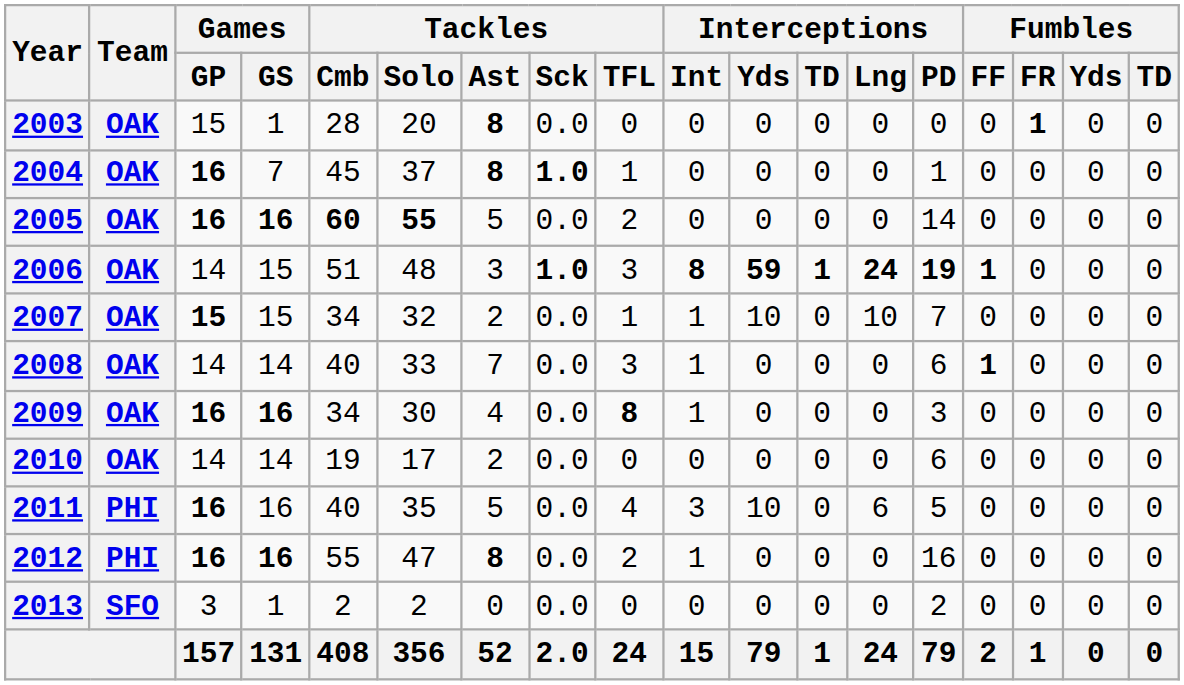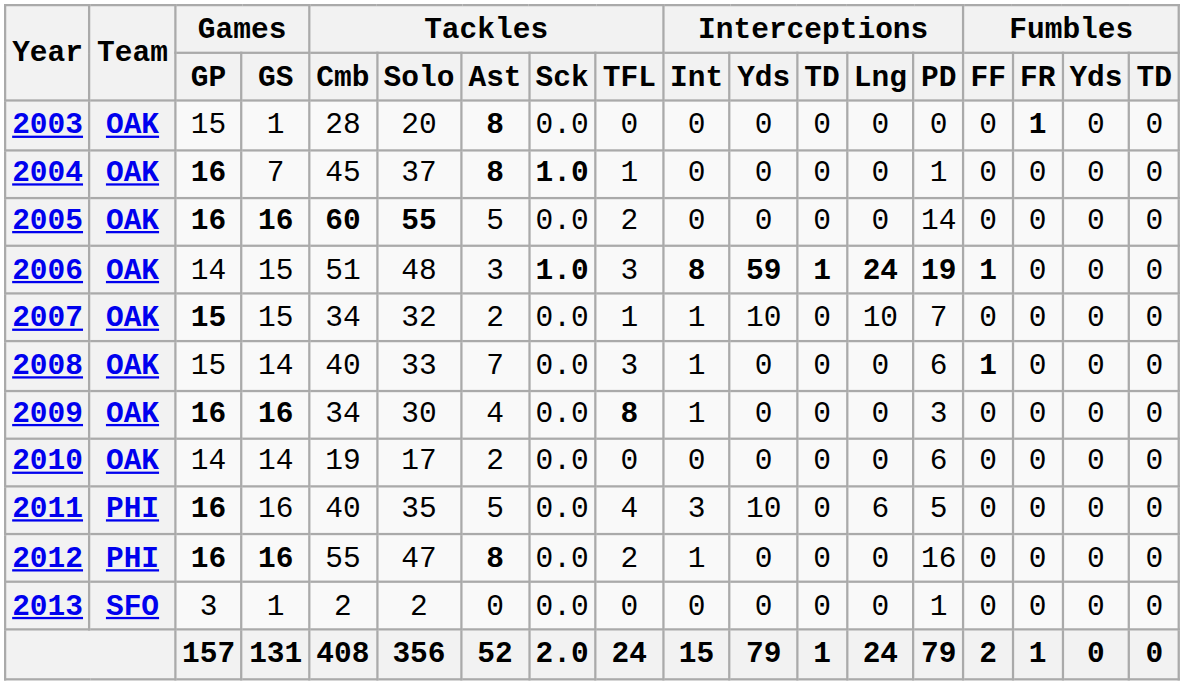(209, 366) 14 -> (209, 366) 15
(939, 606) 2 -> (939, 606) 1
